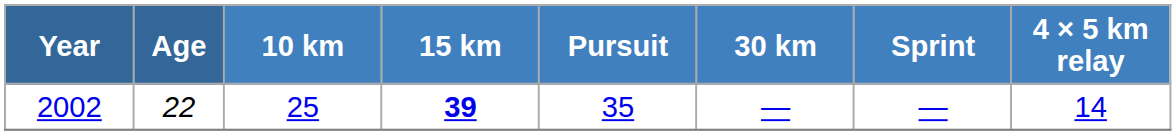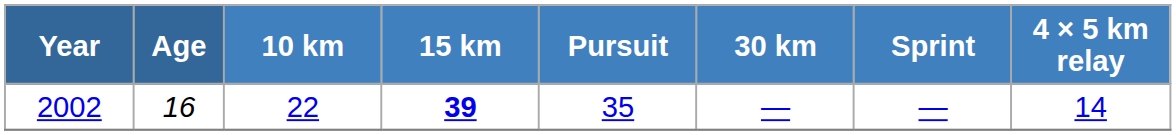(179, 107) 22 -> (179, 107) 16
(303, 107) 25 -> (303, 107) 22
